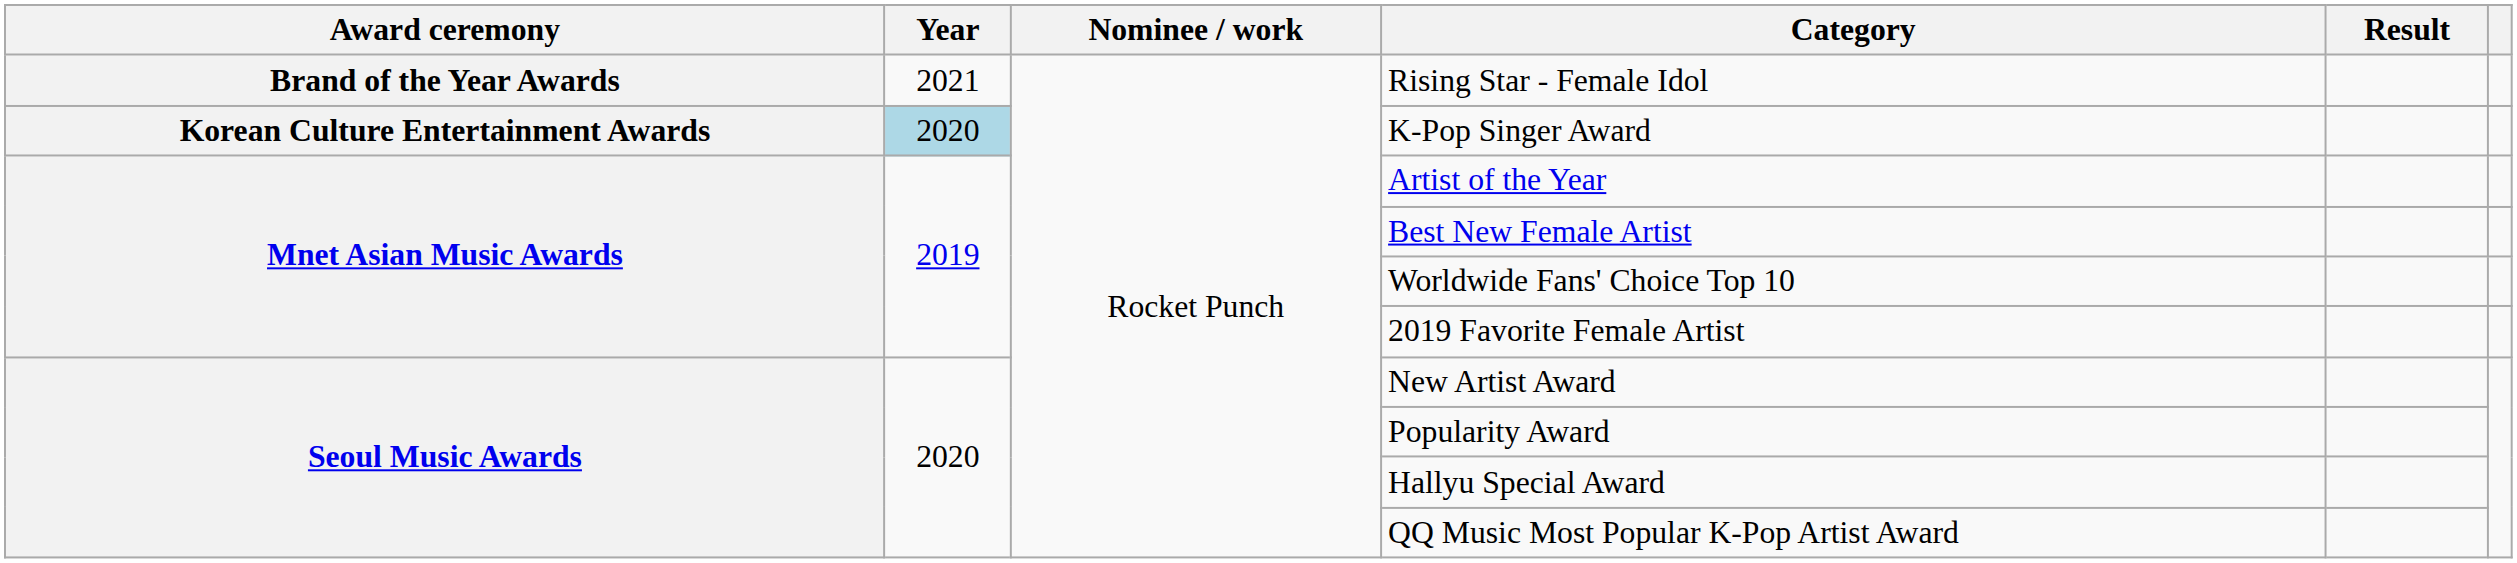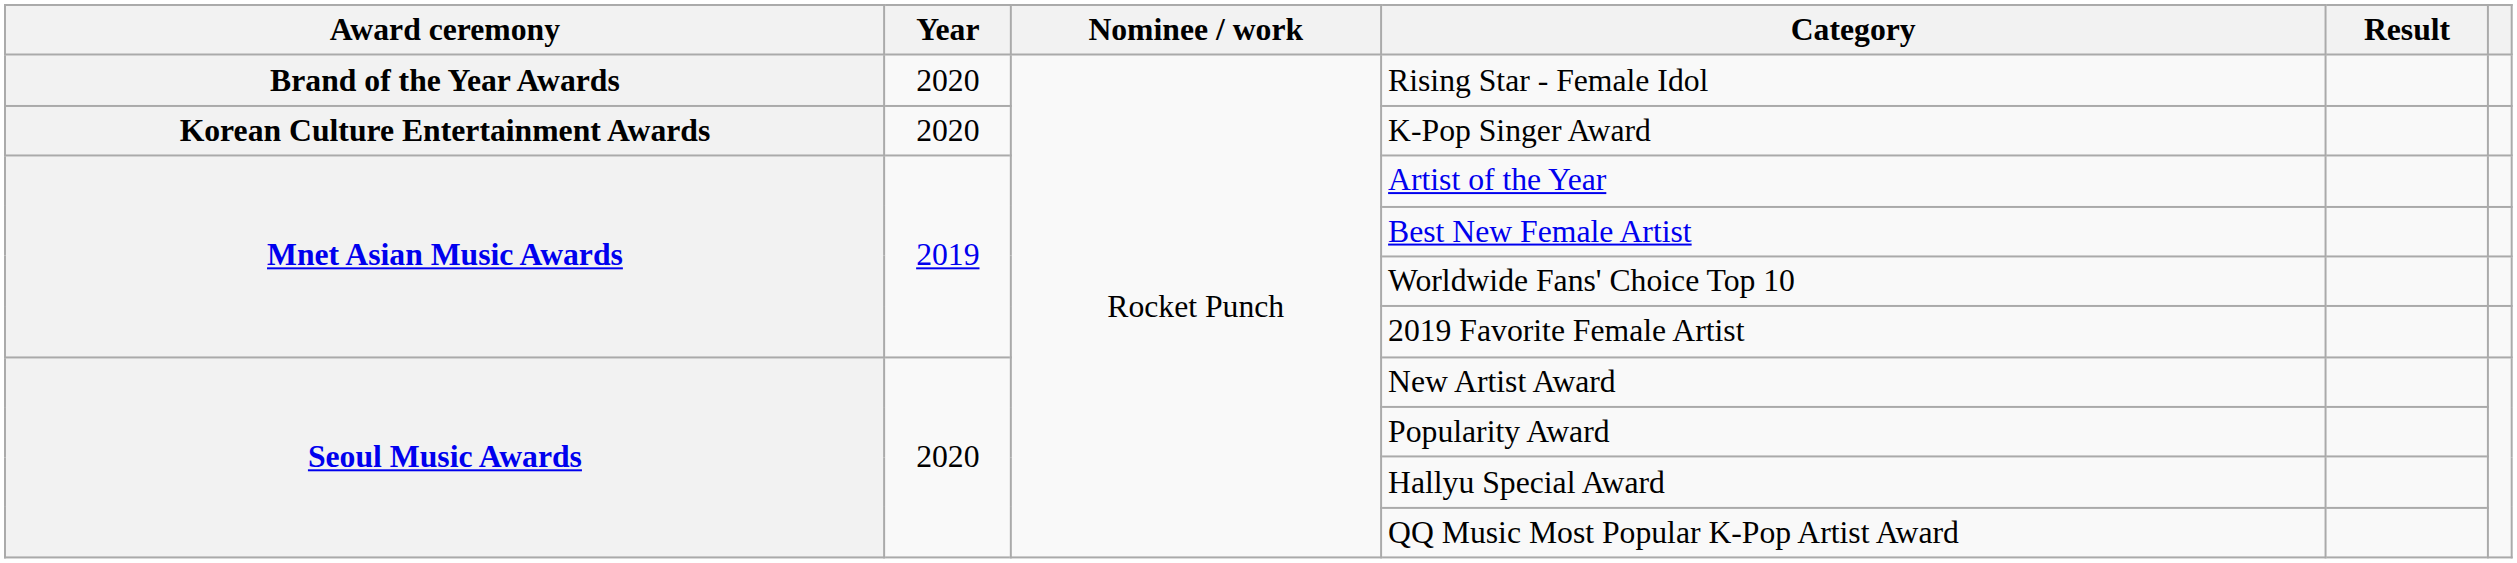(948, 79) 2021 -> (948, 79) 2020
(948, 130) lightblue background -> (948, 130) no background
